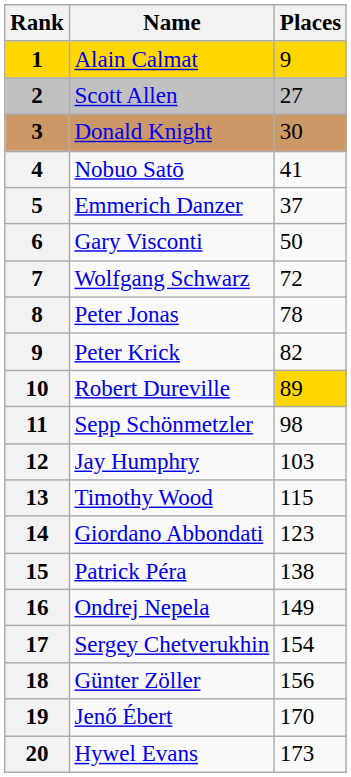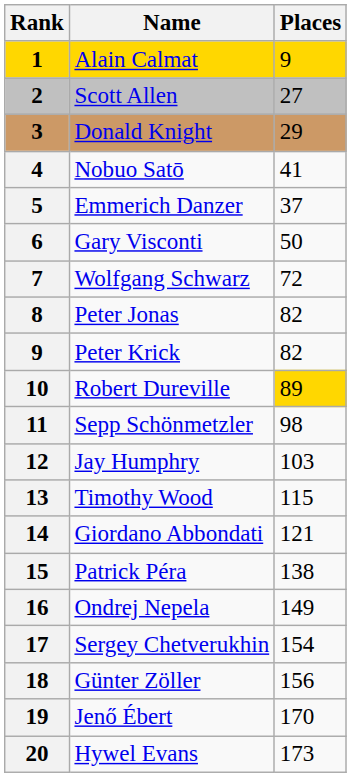(291, 132) 30 -> (291, 132) 29
(291, 315) 78 -> (291, 315) 82
(297, 534) 123 -> (297, 534) 121
